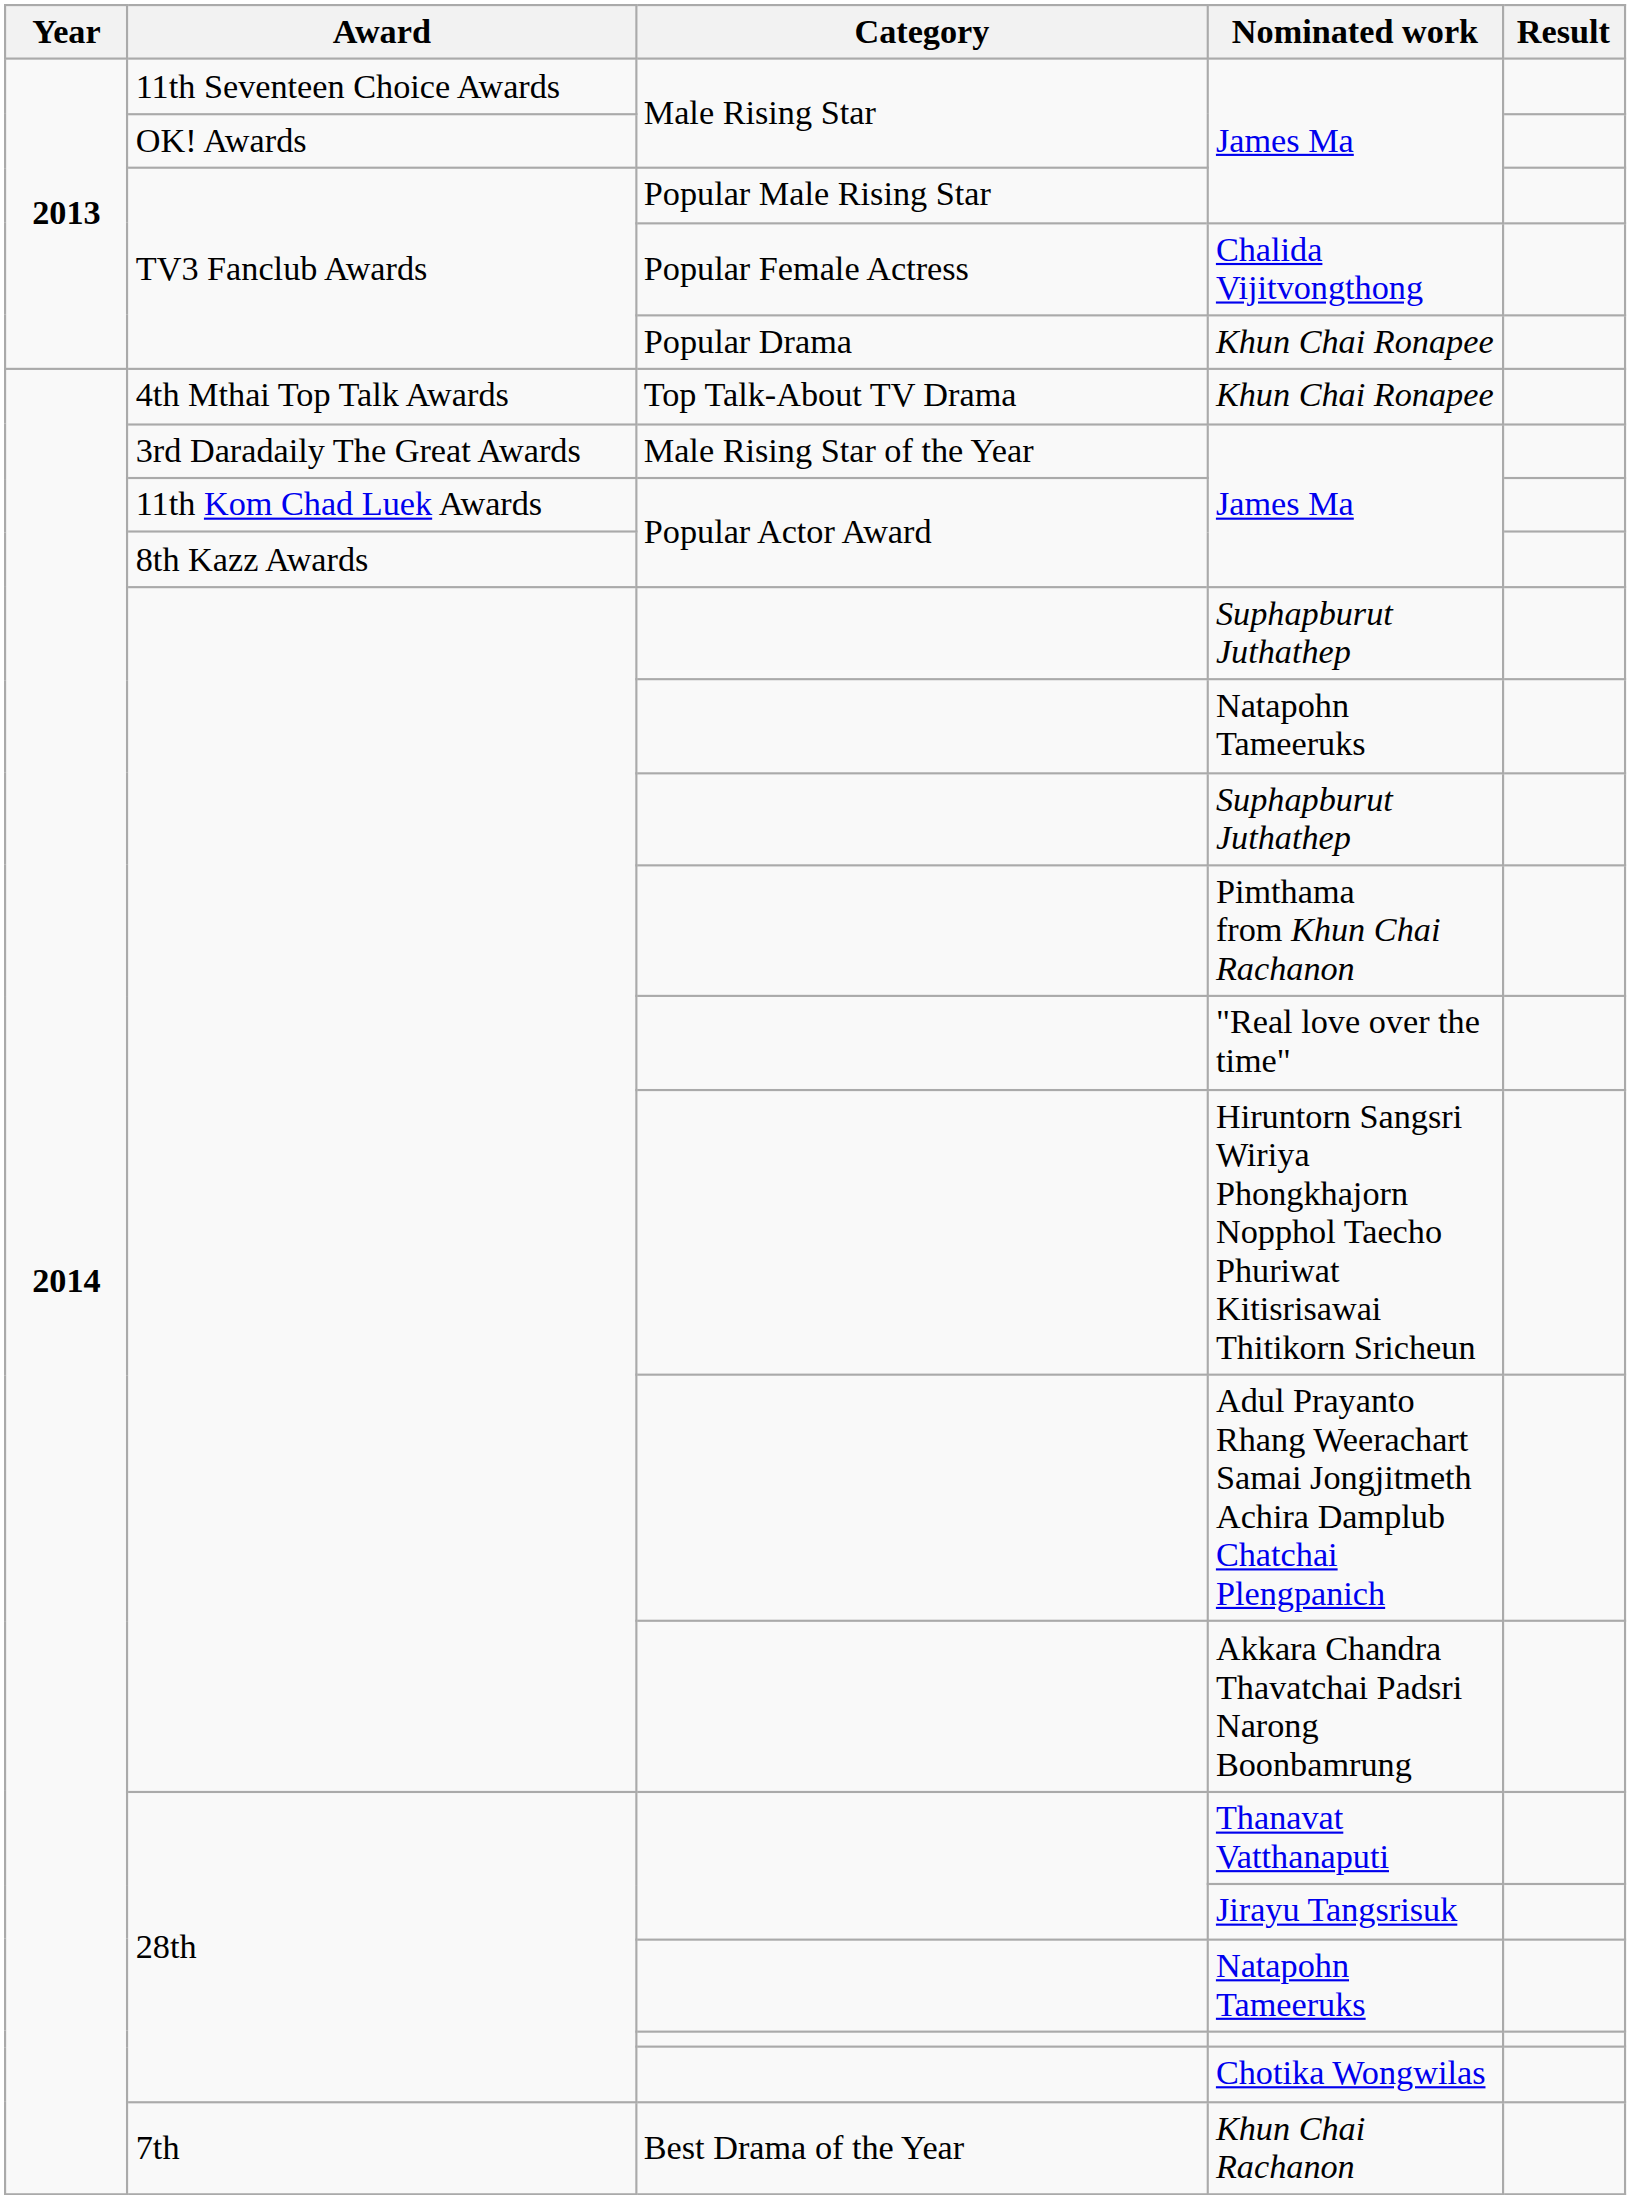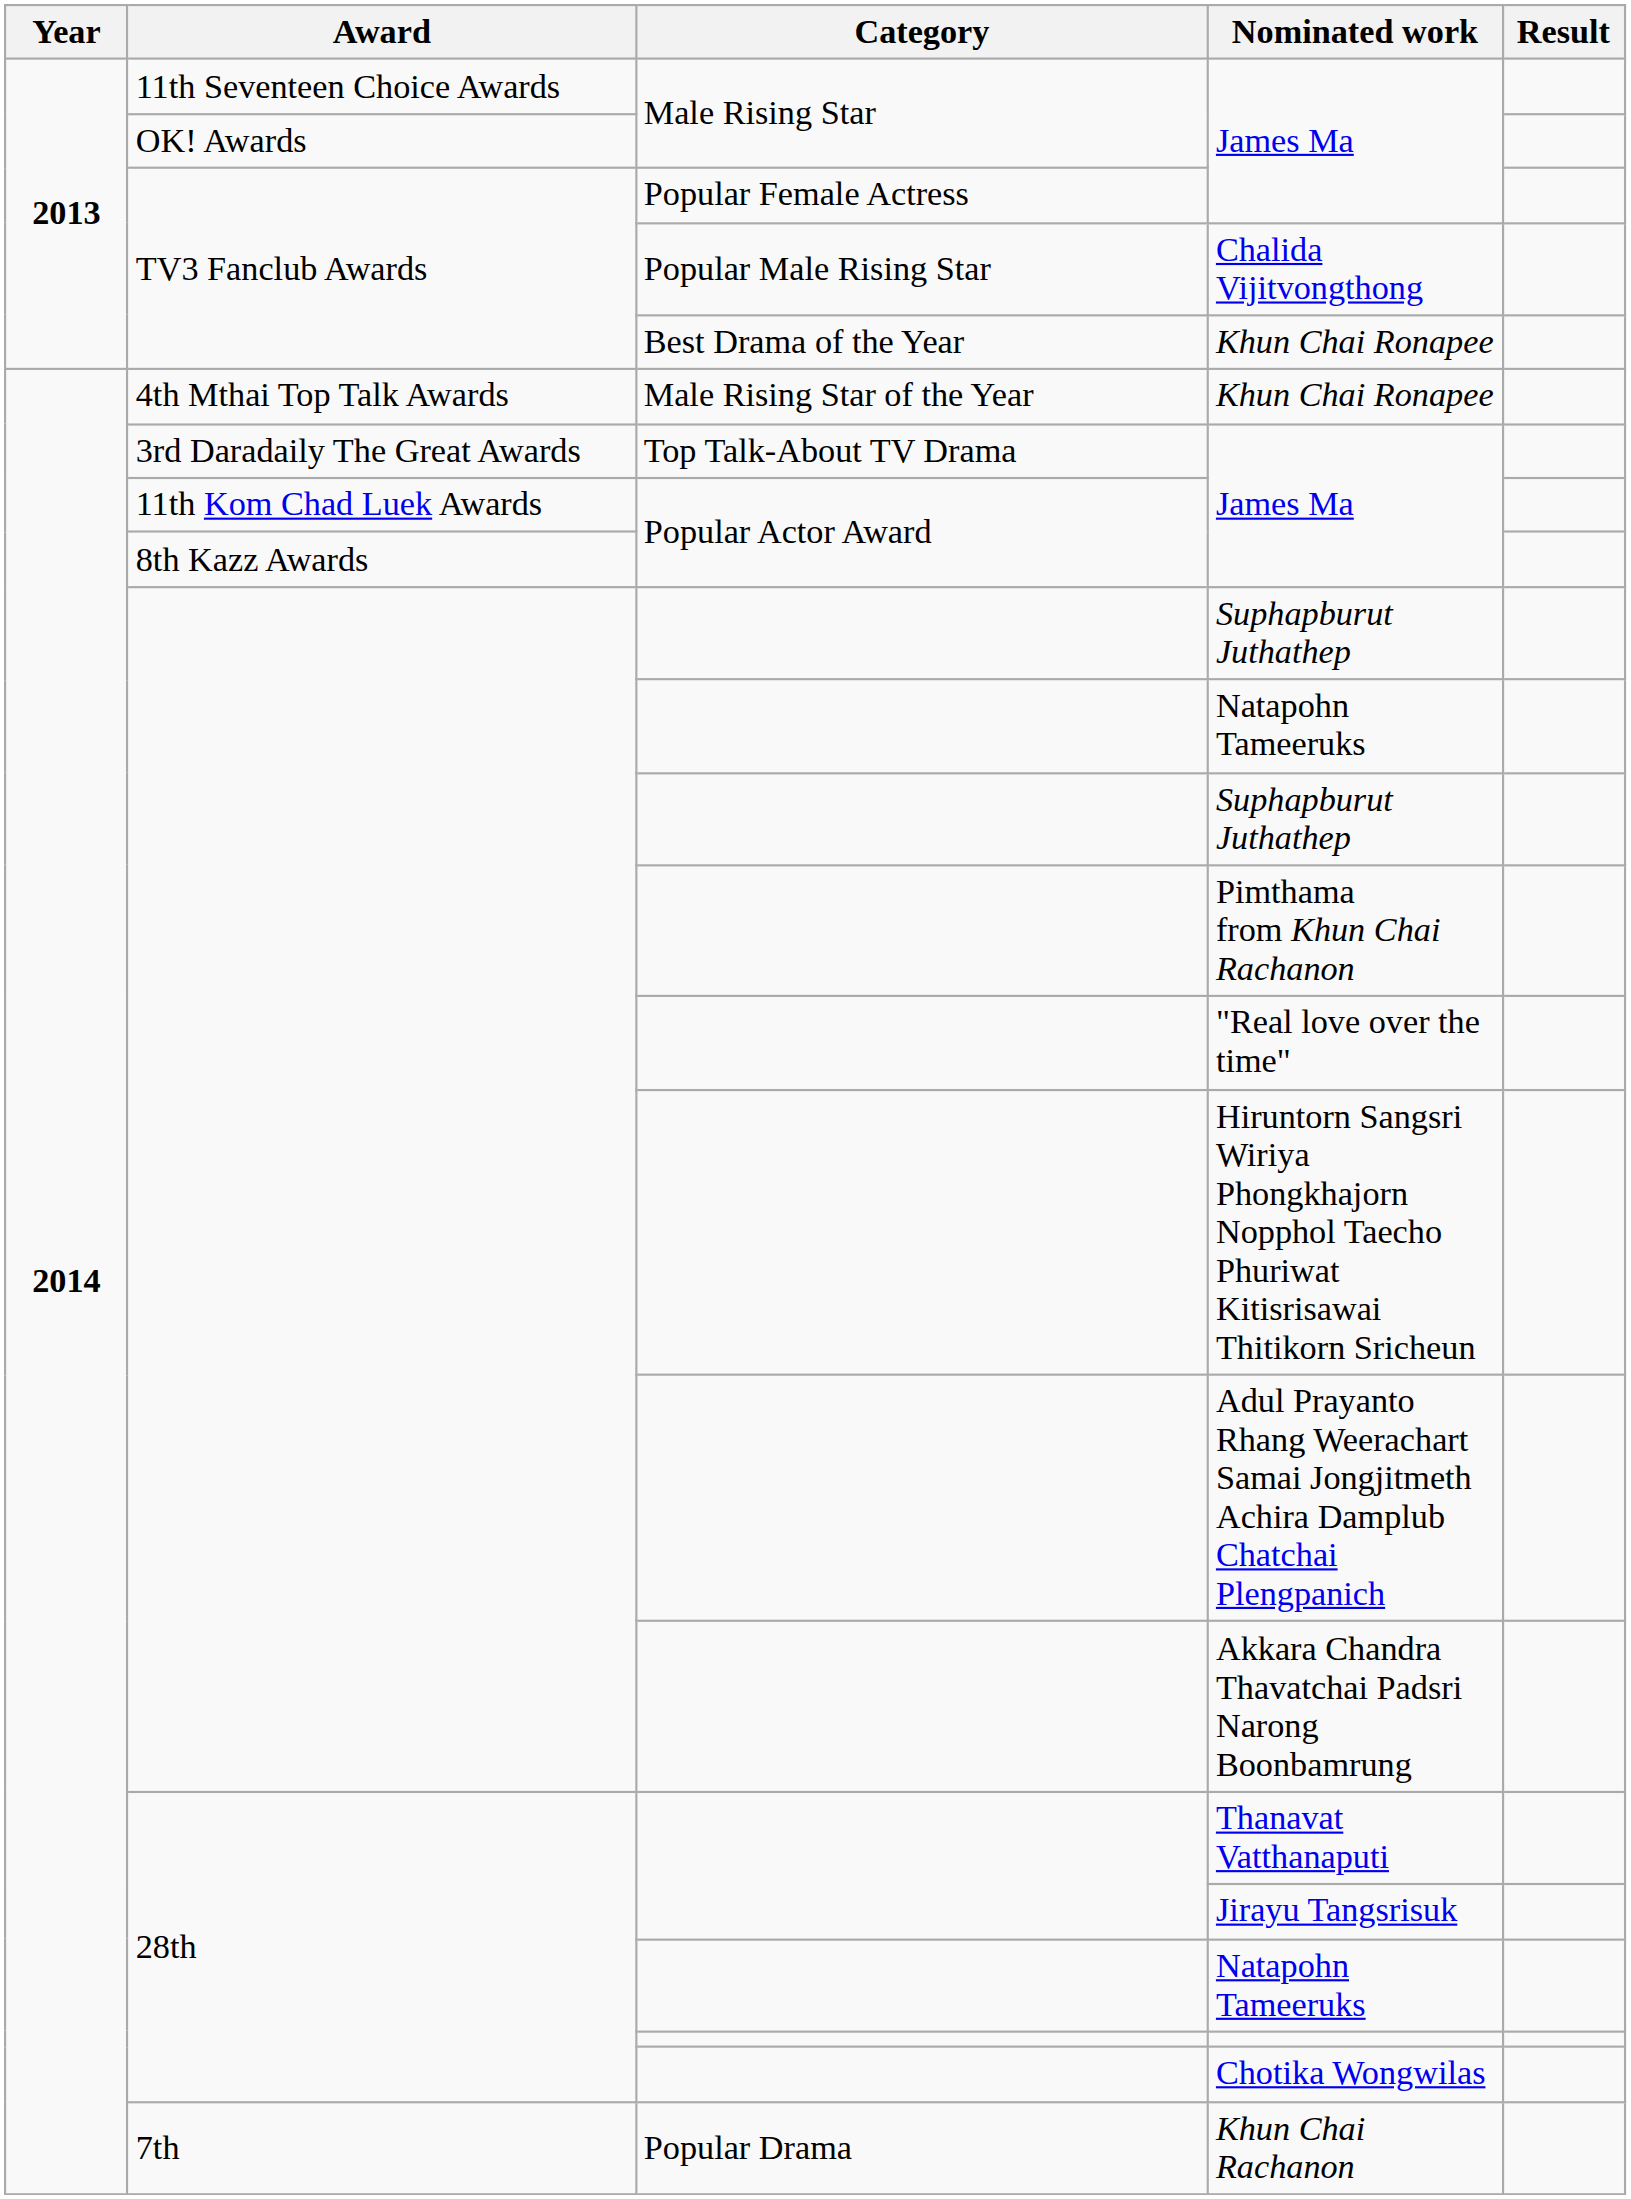(817, 194) Popular Male Rising Star -> (806, 194) Popular Female Actress
(806, 268) Popular Female Actress -> (817, 268) Popular Male Rising Star
(748, 341) Popular Drama -> (804, 341) Best Drama of the Year
(830, 395) Top Talk-About TV Drama -> (839, 395) Male Rising Star of the Year
(839, 450) Male Rising Star of the Year -> (830, 450) Top Talk-About TV Drama
(804, 2147) Best Drama of the Year -> (748, 2147) Popular Drama
